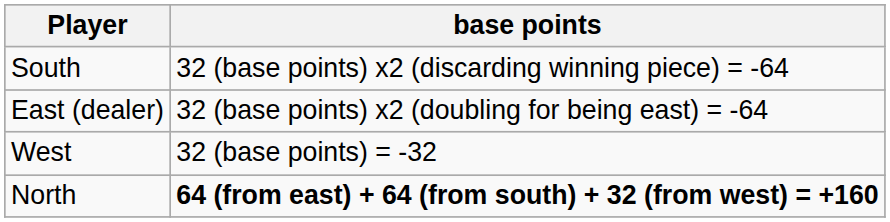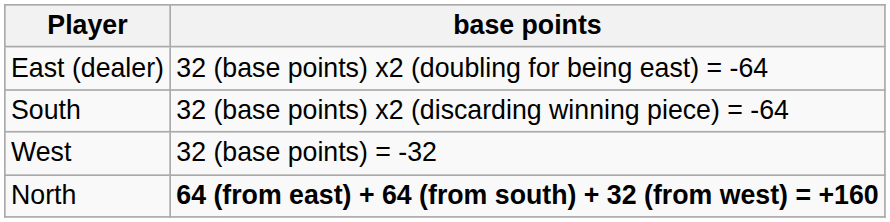rows swapped: (87, 110) <-> (46, 68)
